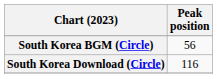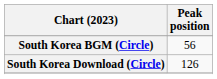(190, 63) 116 -> (190, 63) 126
